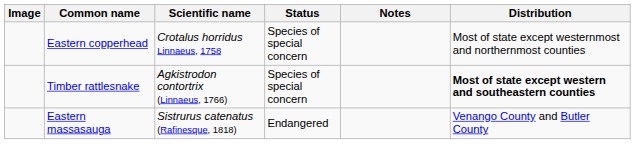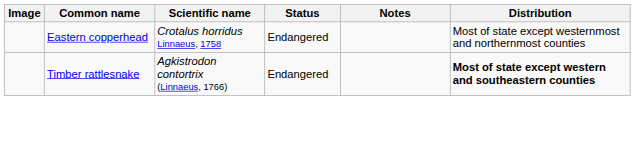(294, 43) Species of special concern -> (298, 37) Endangered
(294, 86) Species of special concern -> (298, 74) Endangered
- row: (79, 123)
